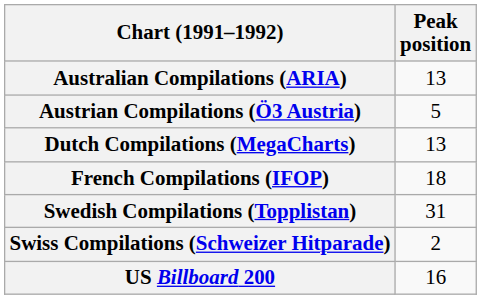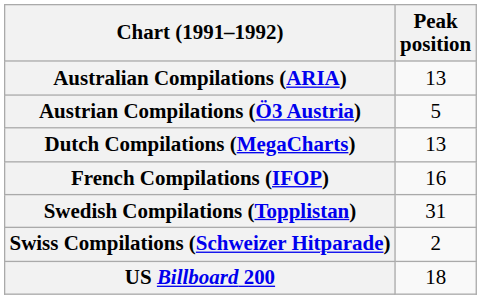(436, 177) 18 -> (436, 177) 16
(436, 277) 16 -> (436, 277) 18
